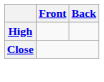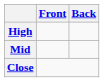+ row: (20, 49)
